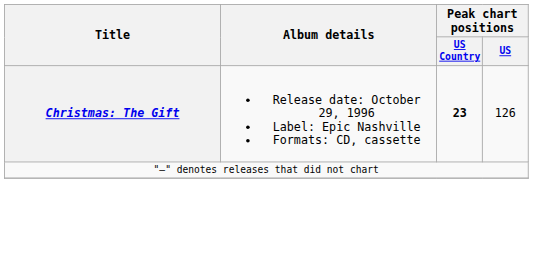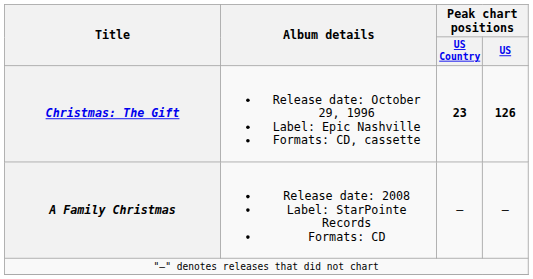(505, 113) normal -> (505, 113) bold
+ row: (113, 210)
